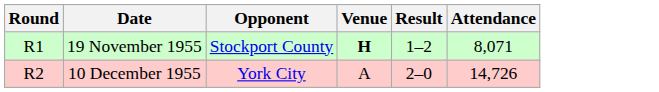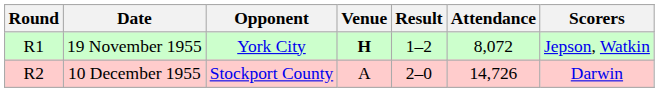+ column: (597, 18)
(271, 45) Stockport County -> (271, 45) York City
(493, 45) 8,071 -> (493, 45) 8,072
(271, 73) York City -> (271, 73) Stockport County
